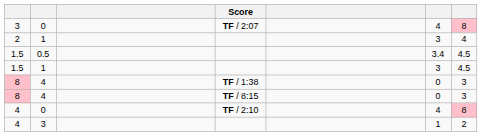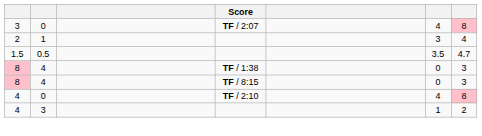(438, 54) 3.4 -> (438, 54) 3.5
(464, 54) 4.5 -> (464, 54) 4.7
- row: (17, 68)
